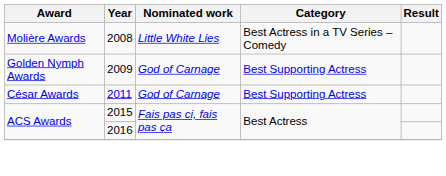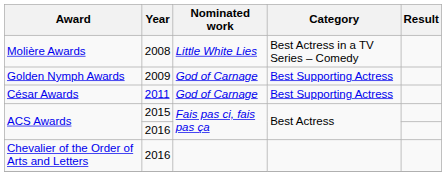+ row: (70, 155)
